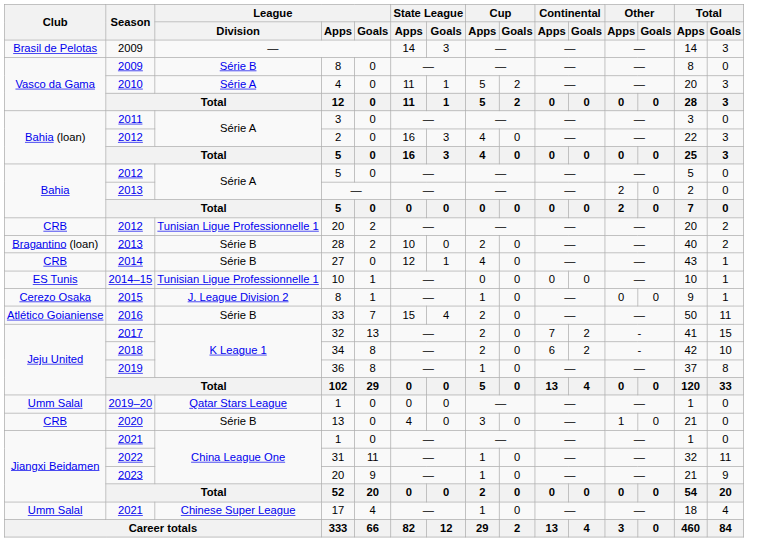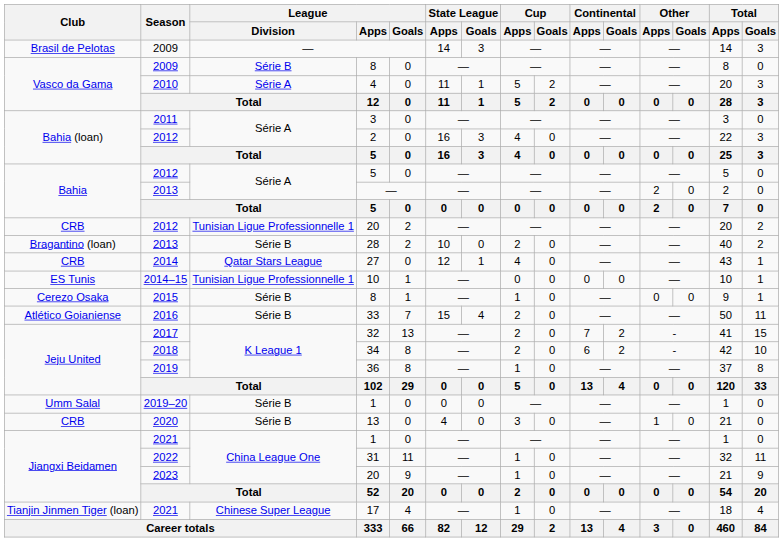(238, 262) Série B -> (273, 262) Qatar Stars League
(238, 297) J. League Division 2 -> (273, 297) Série B
(238, 404) Qatar Stars League -> (273, 404) Série B
(55, 510) Umm Salal -> (73, 510) Tianjin Jinmen Tiger (loan)
